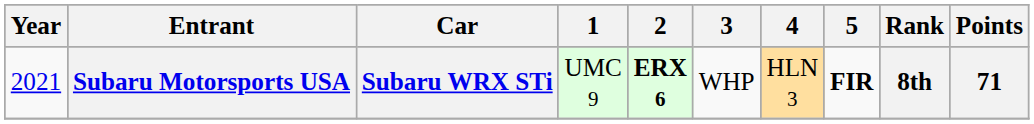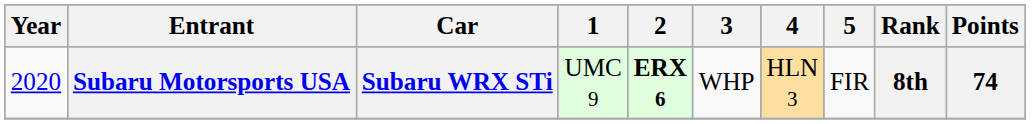(36, 82) 2021 -> (36, 82) 2020
(852, 82) bold -> (850, 82) normal
(989, 82) 71 -> (985, 82) 74
